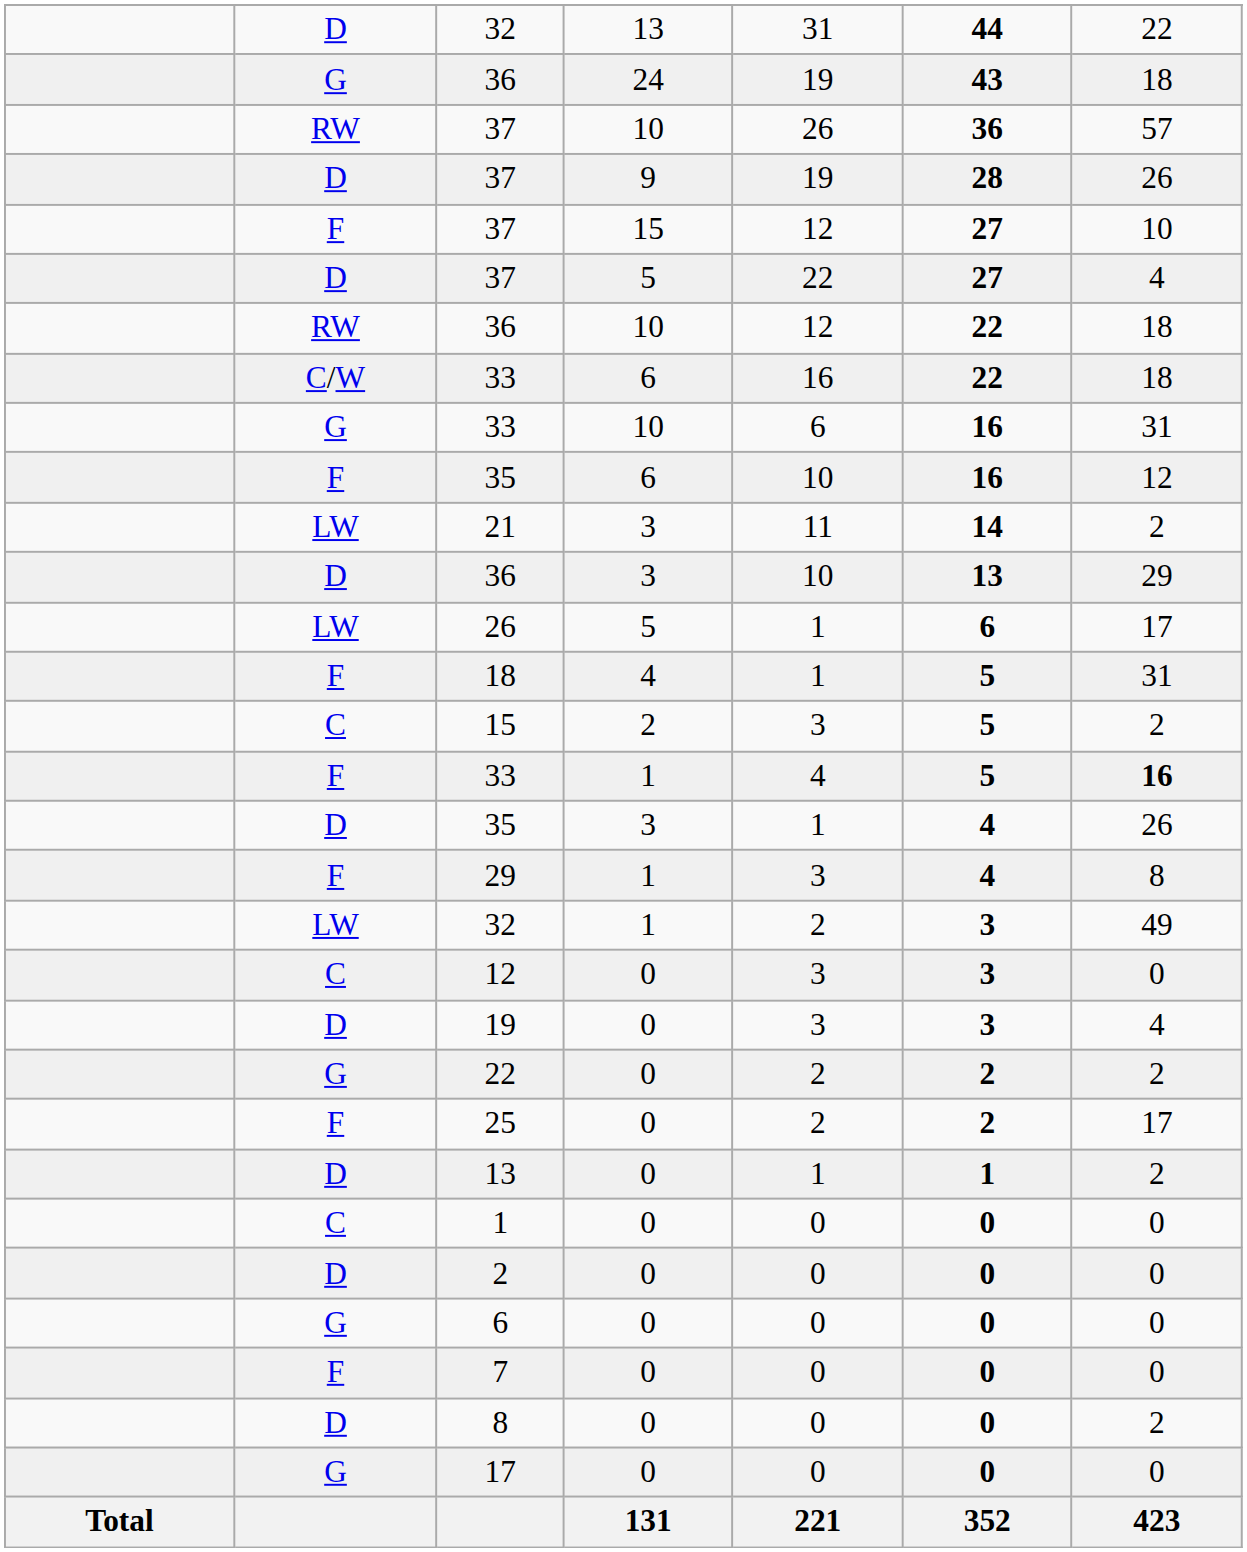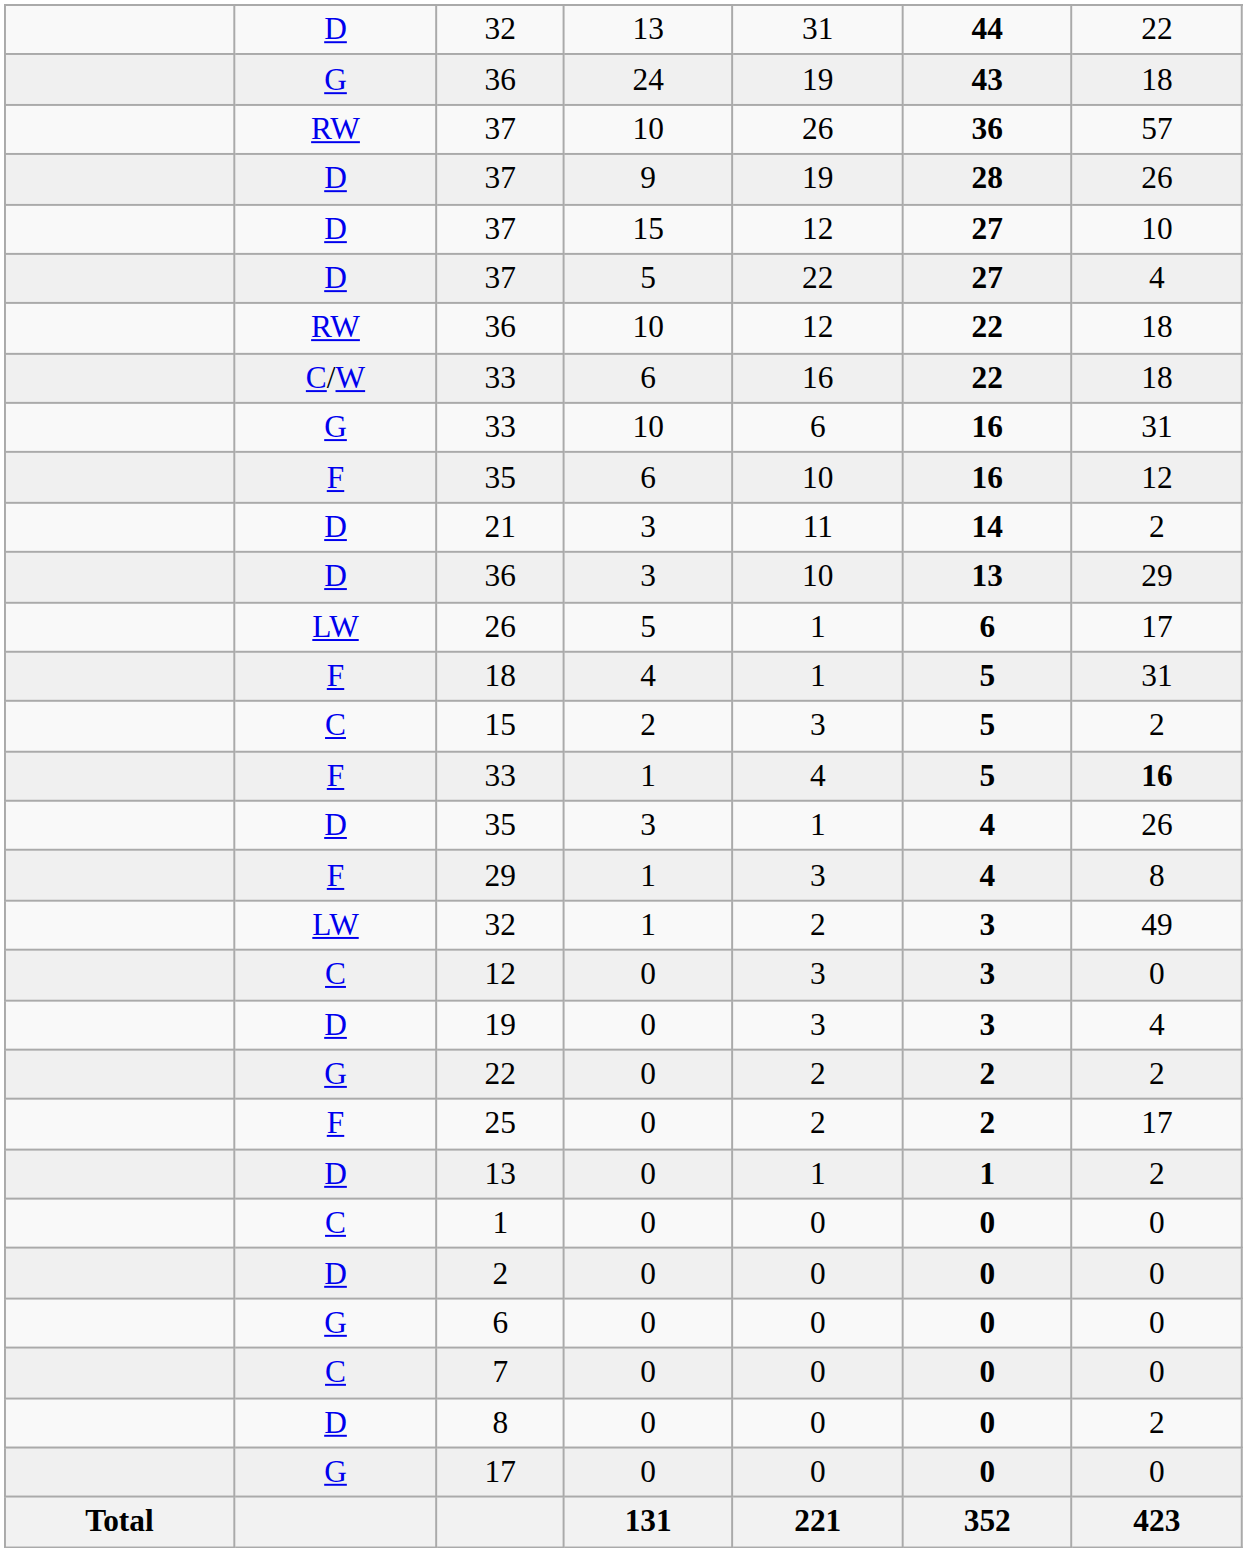(336, 228) F -> (336, 228) D
(336, 526) LW -> (336, 526) D
(336, 1372) F -> (336, 1372) C
